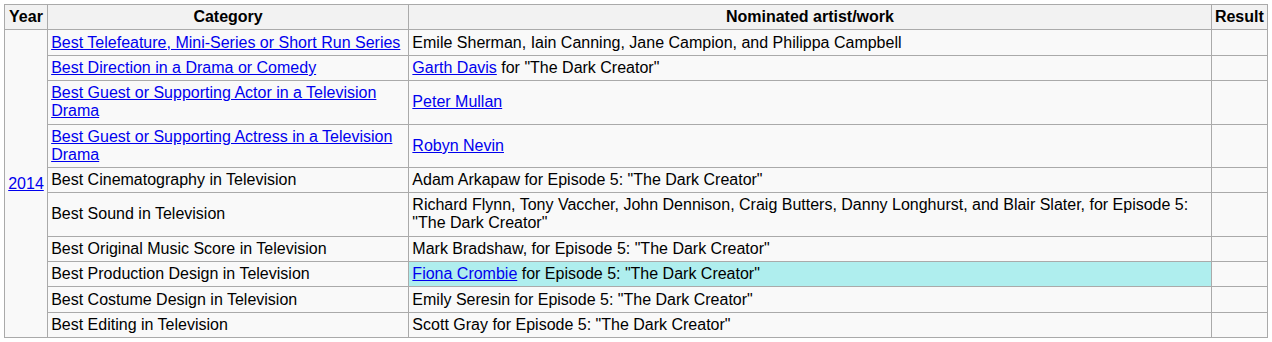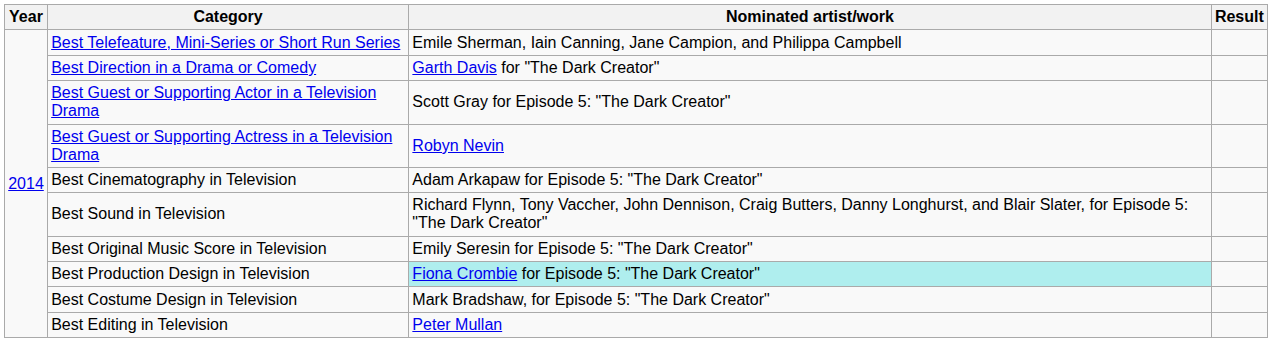(457, 102) Peter Mullan -> (571, 102) Scott Gray for Episode 5: "The Dark Creator"
(591, 248) Mark Bradshaw, for Episode 5: "The Dark Creator" -> (583, 248) Emily Seresin for Episode 5: "The Dark Creator"
(583, 299) Emily Seresin for Episode 5: "The Dark Creator" -> (591, 299) Mark Bradshaw, for Episode 5: "The Dark Creator"
(571, 324) Scott Gray for Episode 5: "The Dark Creator" -> (457, 324) Peter Mullan
